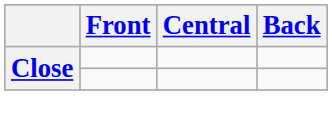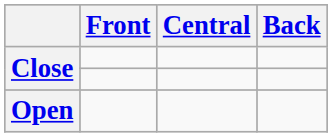+ row: (42, 110)
